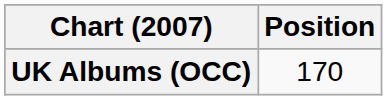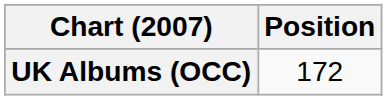(320, 71) 170 -> (320, 71) 172
